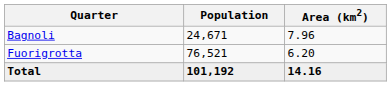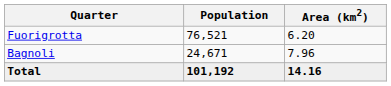rows swapped: (31, 35) <-> (45, 53)
